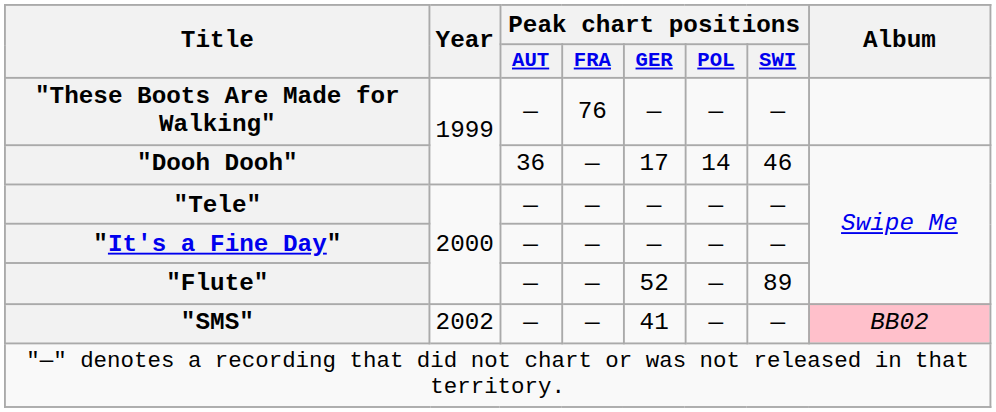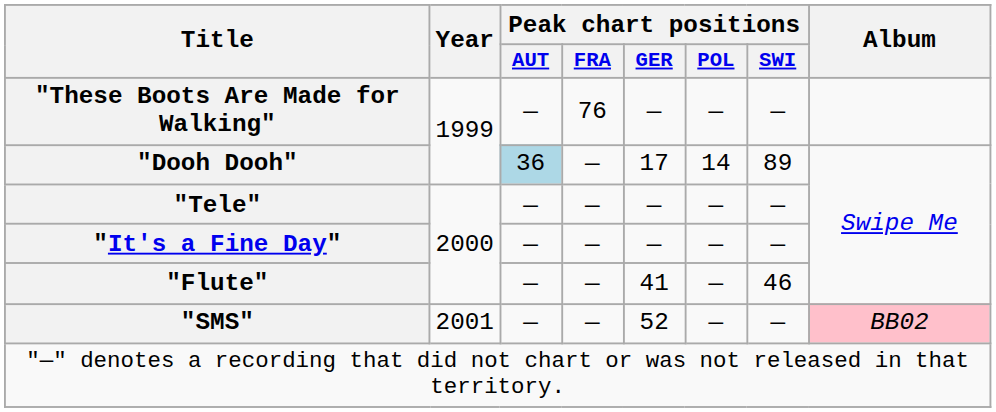(531, 165) no background -> (531, 165) lightblue background
(778, 165) 46 -> (778, 165) 89
(654, 283) 52 -> (654, 283) 41
(778, 283) 89 -> (778, 283) 46
(465, 323) 2002 -> (465, 323) 2001
(654, 323) 41 -> (654, 323) 52
